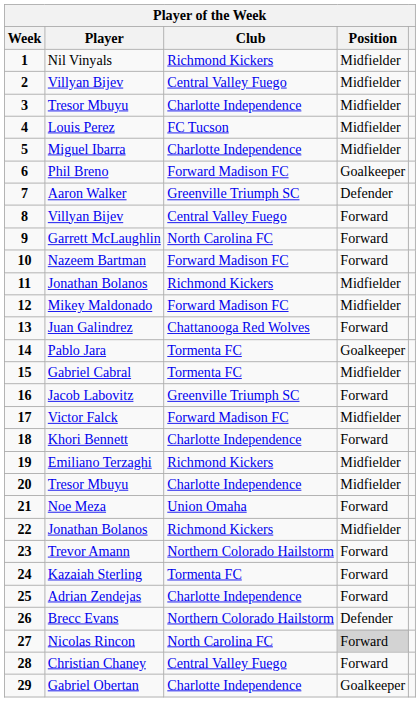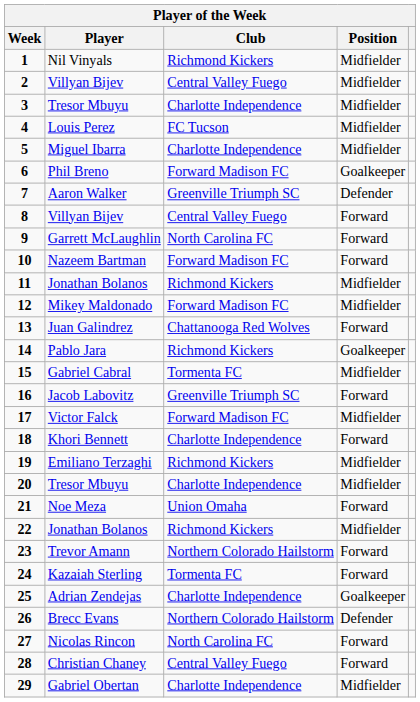(205, 350) Tormenta FC -> (220, 350) Richmond Kickers
(364, 596) Forward -> (373, 596) Goalkeeper
(364, 640) lightgrey background -> (364, 640) no background
(373, 685) Goalkeeper -> (370, 685) Midfielder
